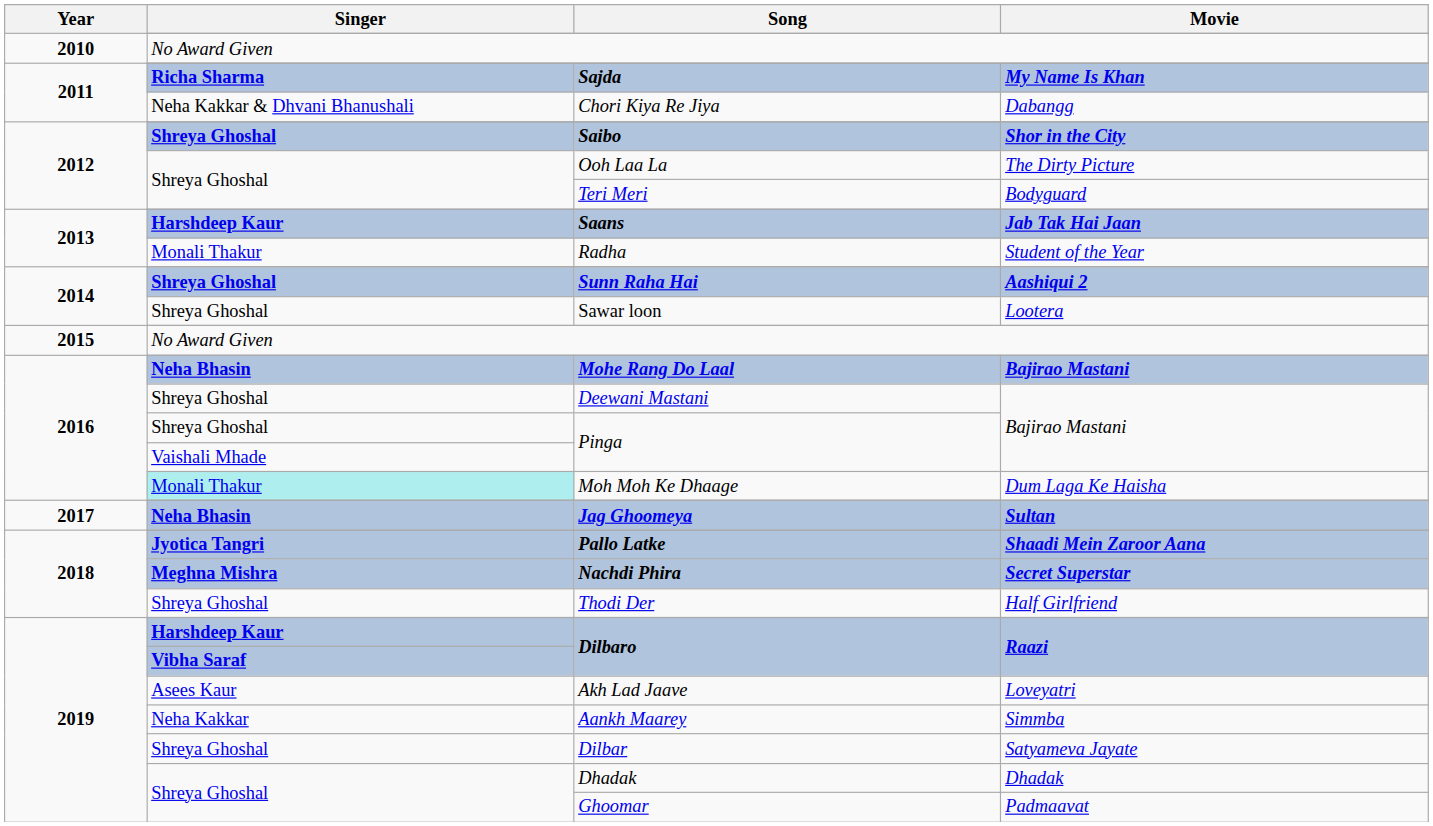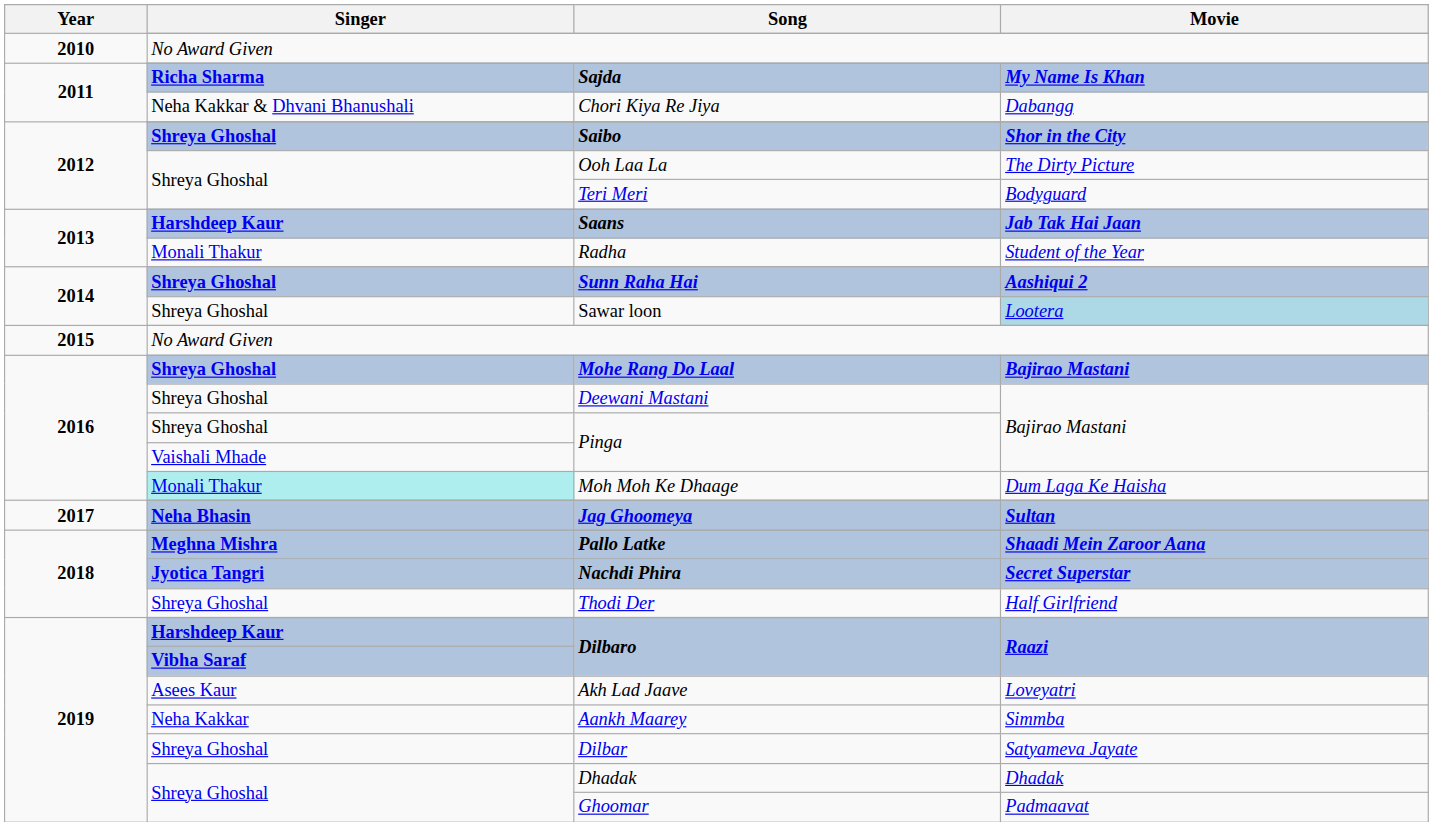(1034, 310) no background -> (1034, 310) lightblue background
(201, 369) Neha Bhasin -> (214, 369) Shreya Ghoshal
(208, 544) Jyotica Tangri -> (214, 544) Meghna Mishra
(214, 573) Meghna Mishra -> (208, 573) Jyotica Tangri
